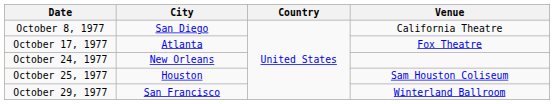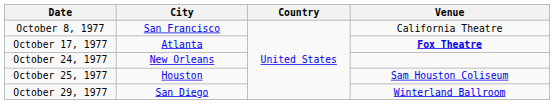(182, 28) San Diego -> (182, 28) San Francisco
(450, 44) normal -> (450, 44) bold
(182, 92) San Francisco -> (182, 92) San Diego
